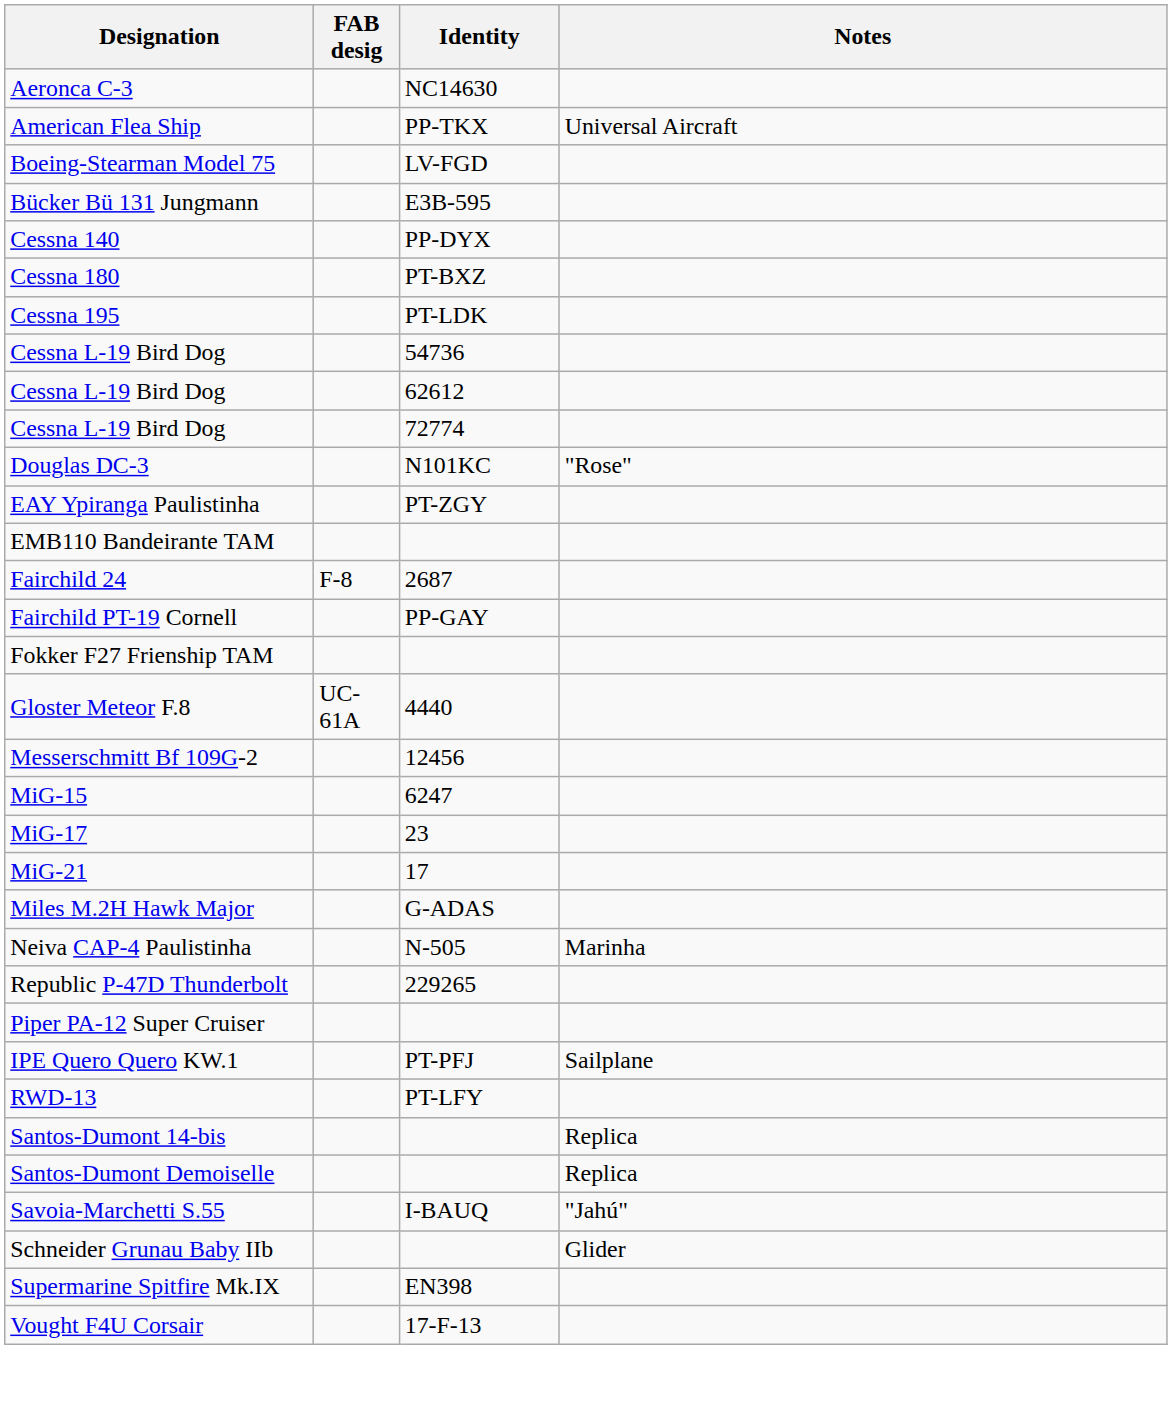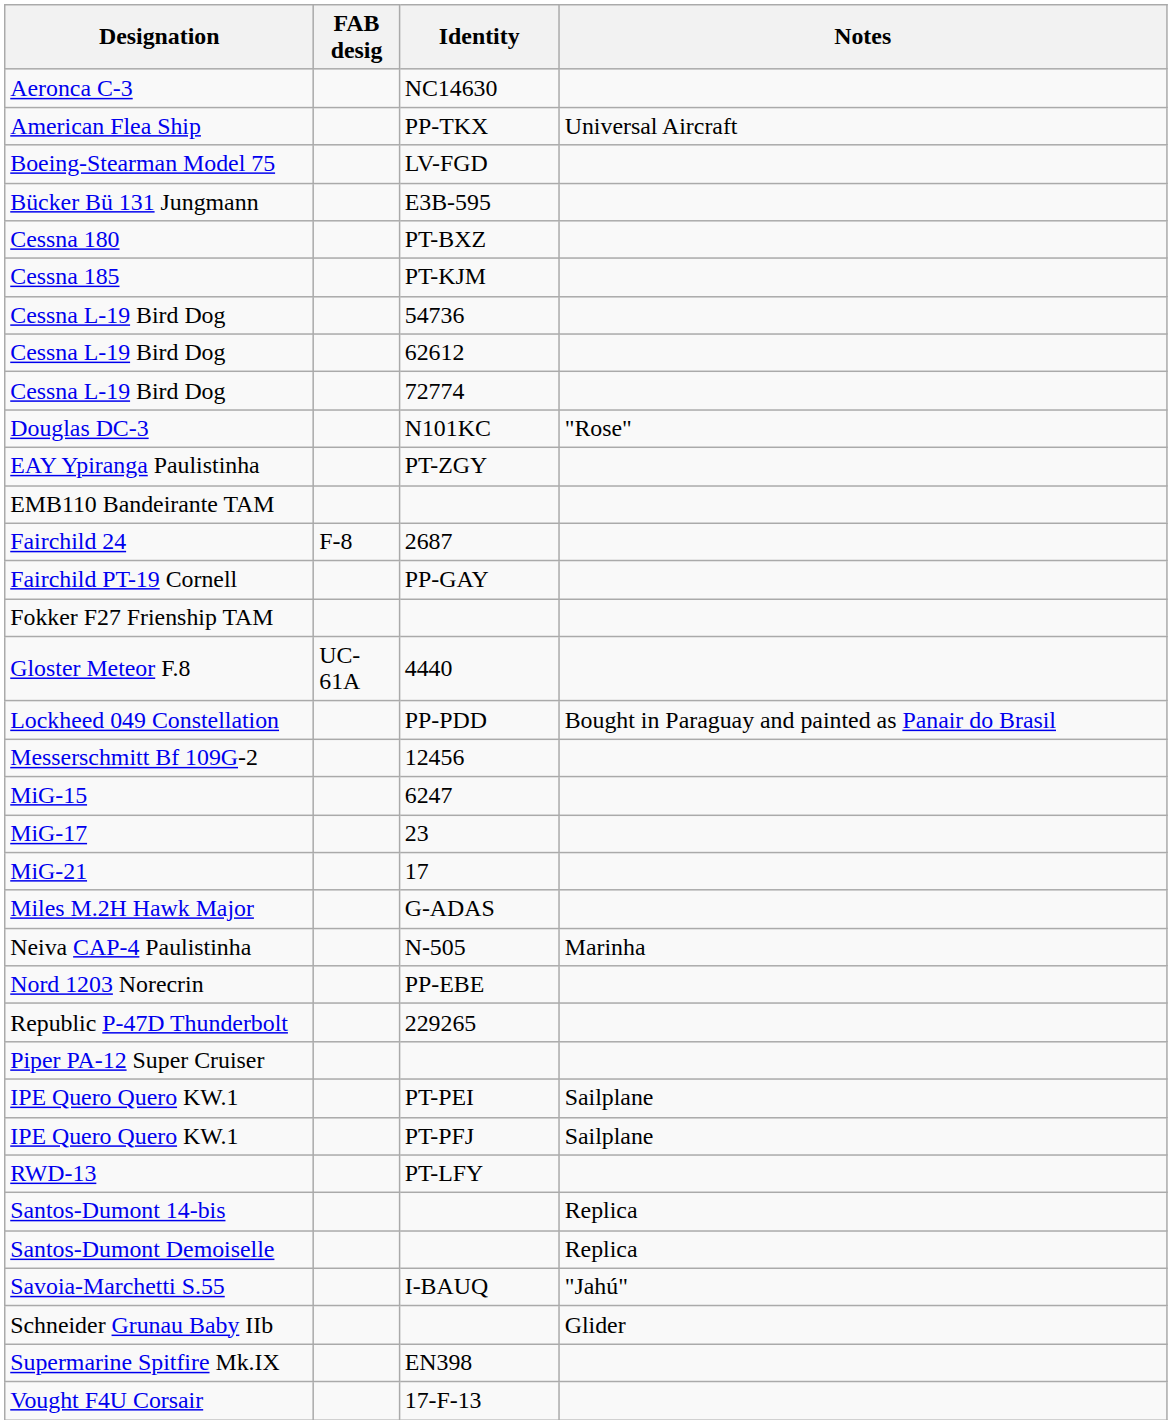- row: (65, 239)
+ row: (65, 277)
- row: (65, 314)
+ row: (145, 719)
+ row: (107, 984)
+ row: (124, 1097)
